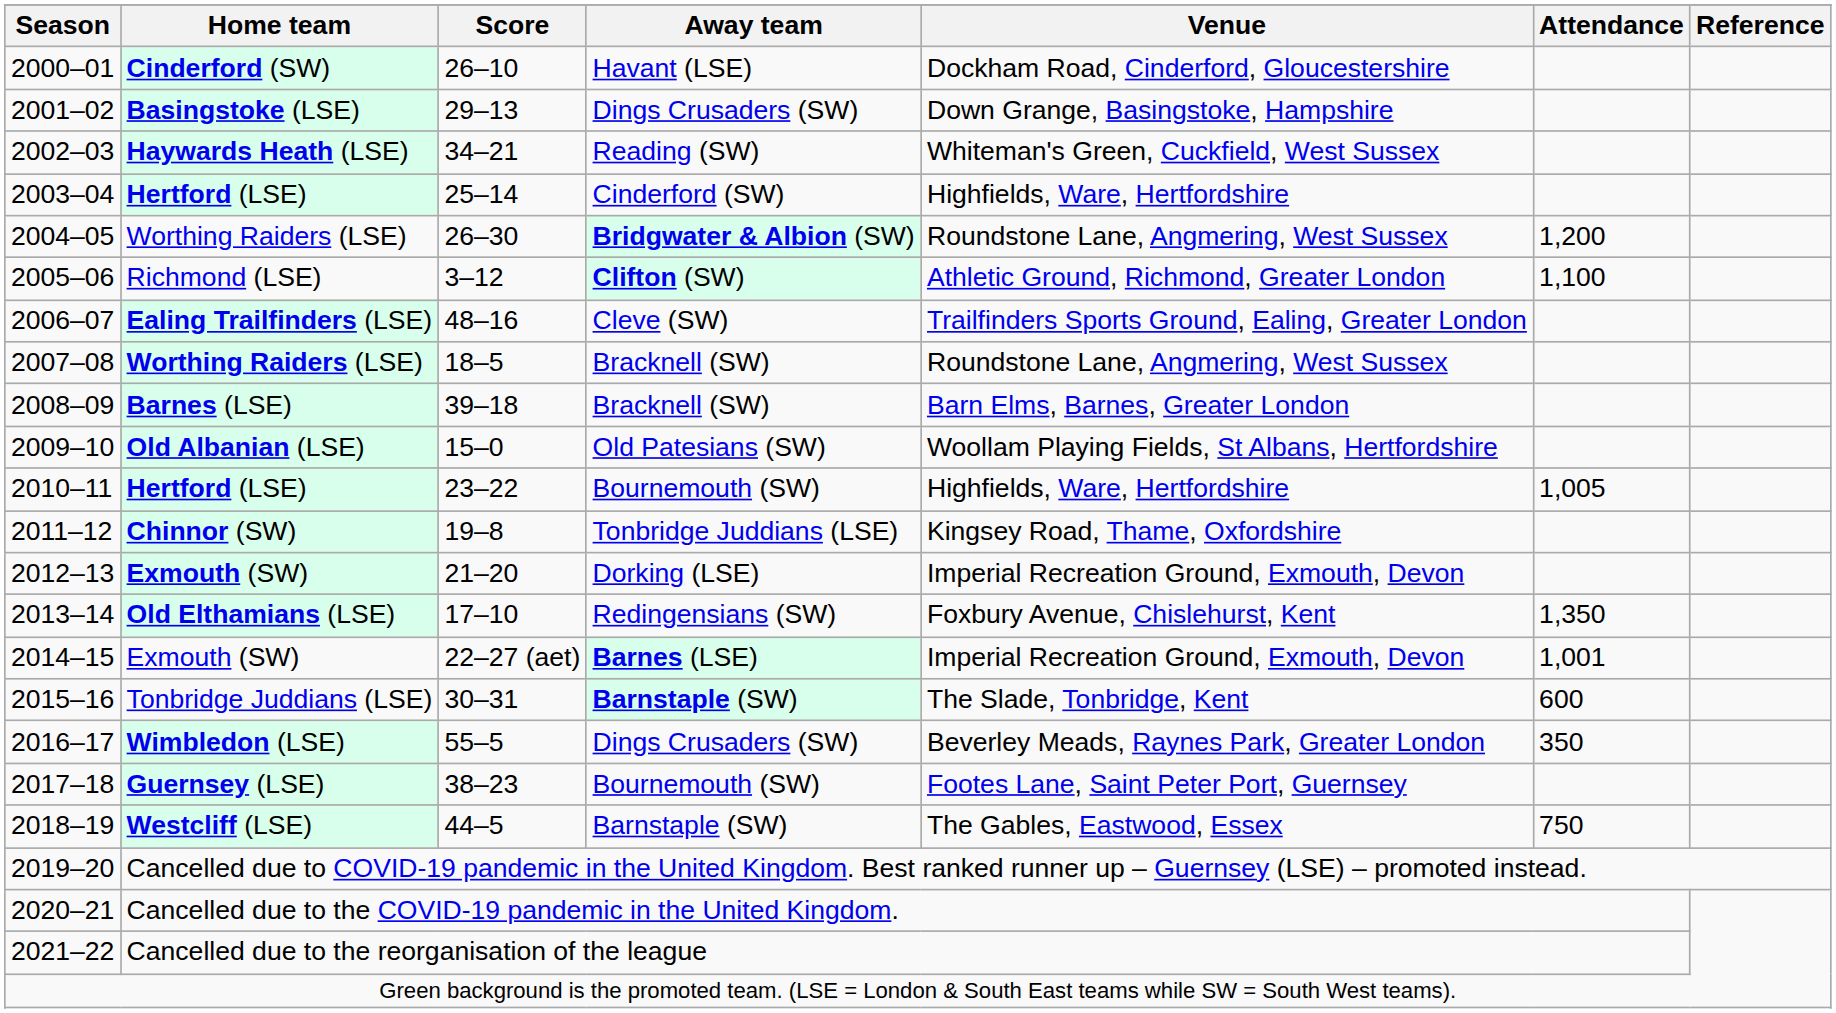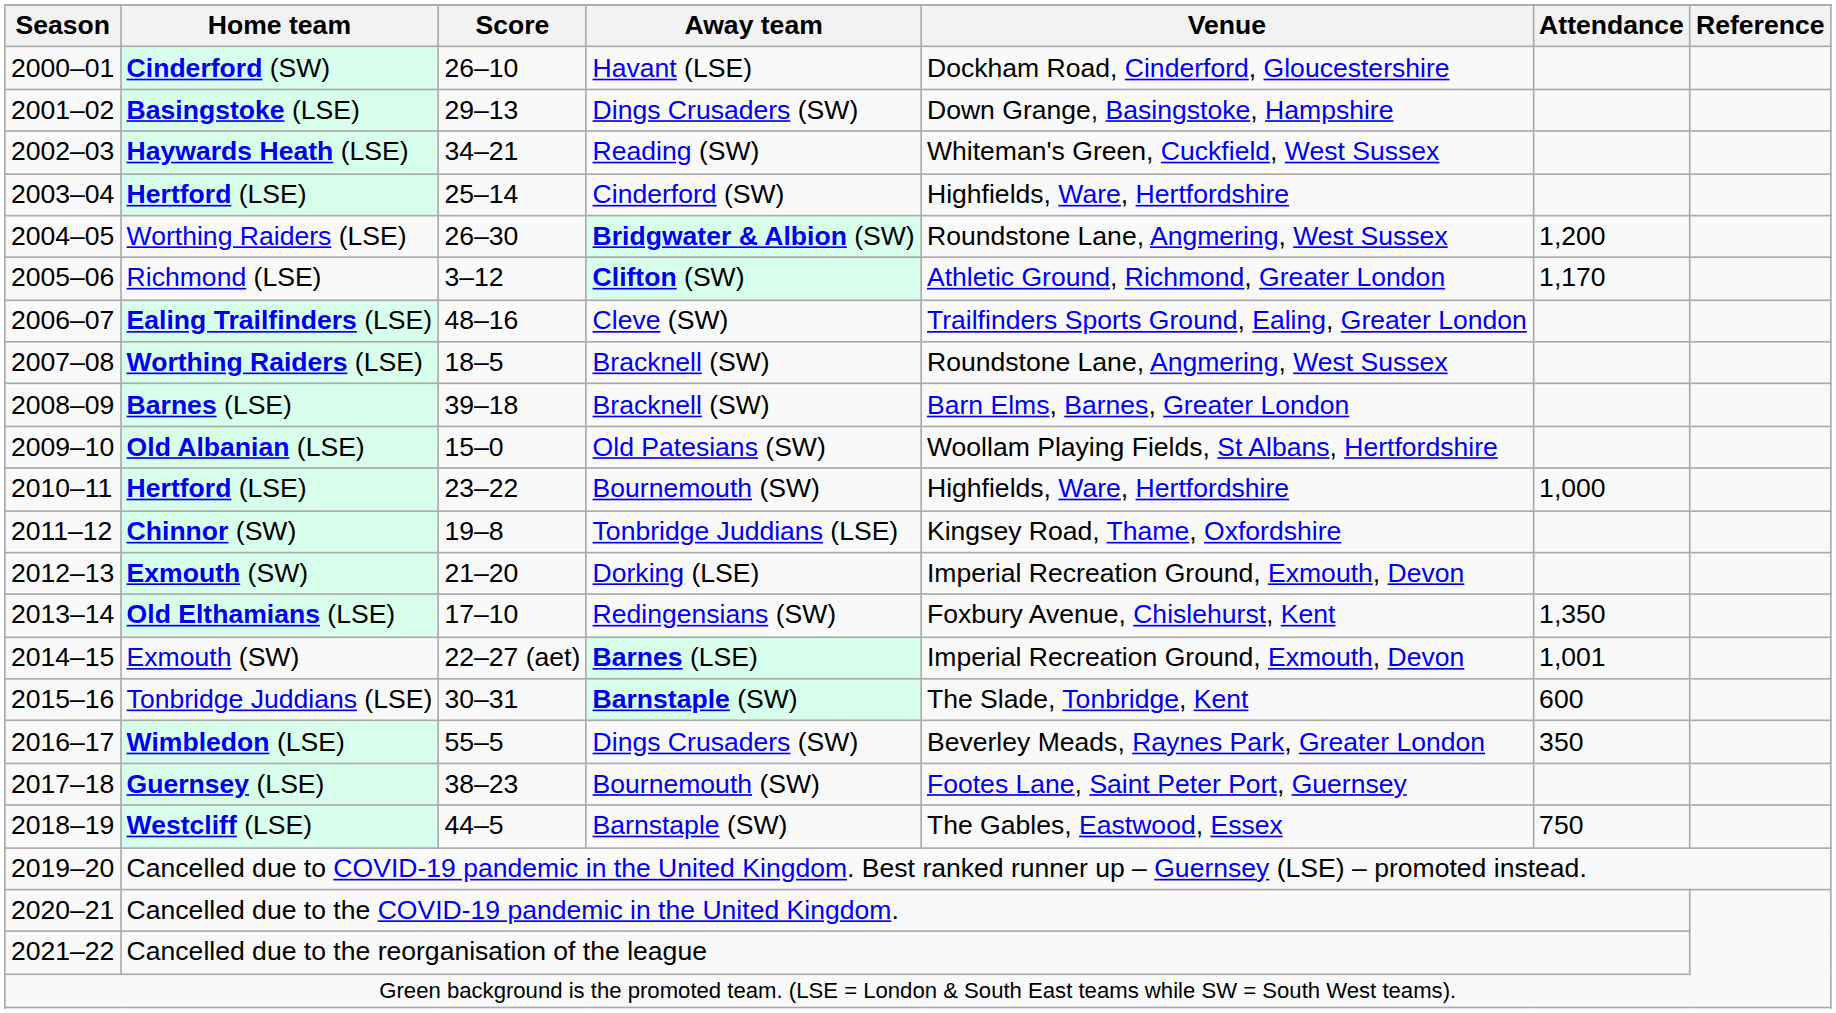(1572, 278) 1,100 -> (1572, 278) 1,170
(1572, 488) 1,005 -> (1572, 488) 1,000
